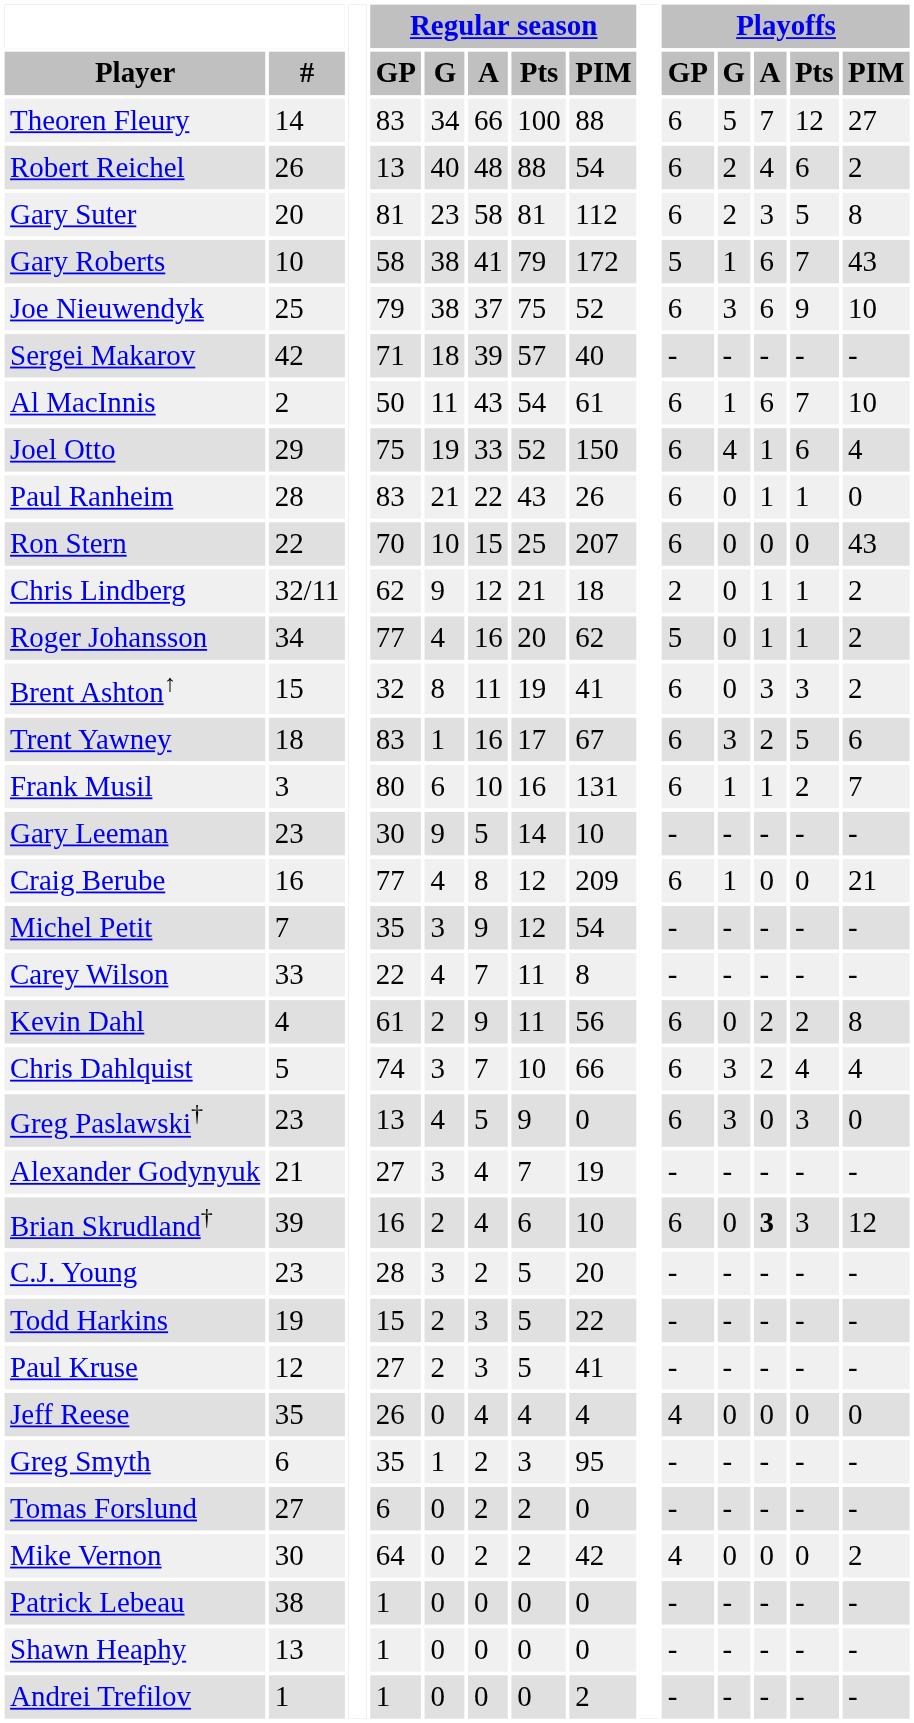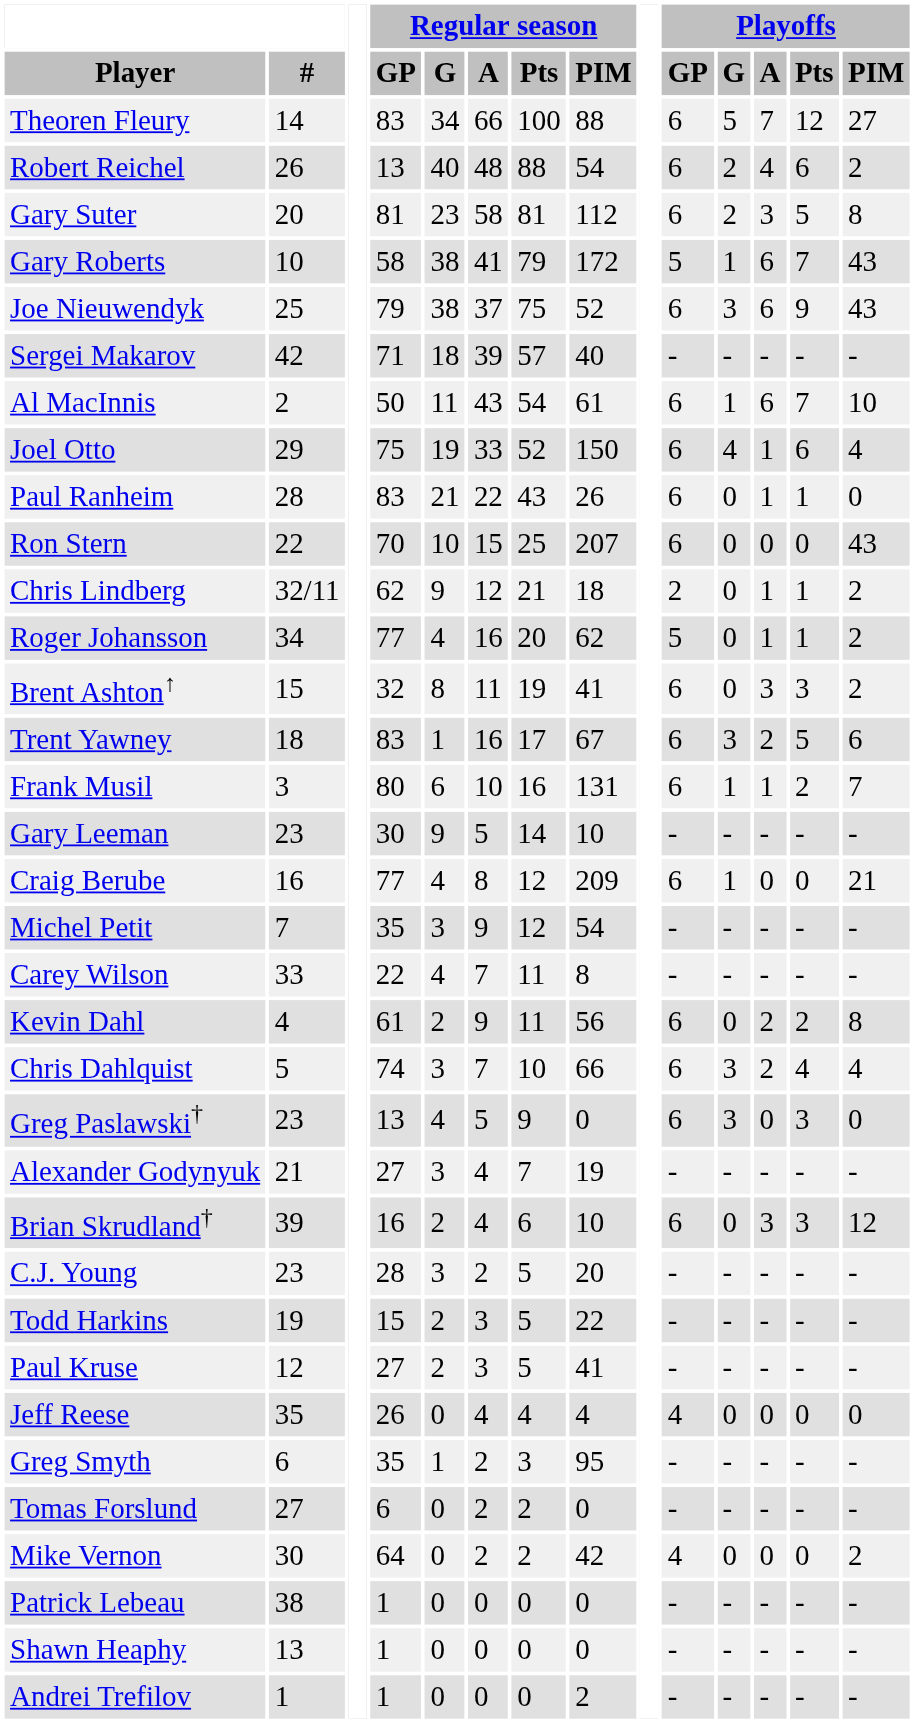(862, 308) 10 -> (862, 308) 43
(767, 1222) bold -> (767, 1222) normal
